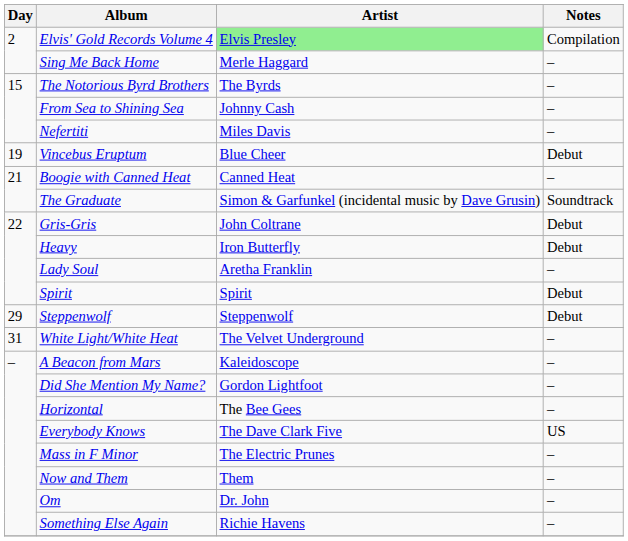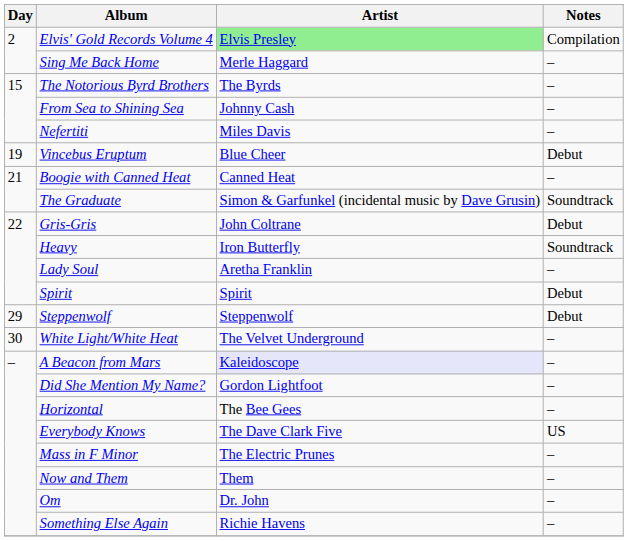(565, 246) Debut -> (580, 246) Soundtrack
(15, 339) 31 -> (15, 339) 30
(259, 362) no background -> (259, 362) lavender background
